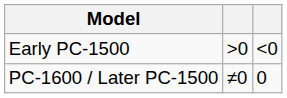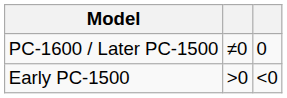rows swapped: (114, 78) <-> (69, 48)
